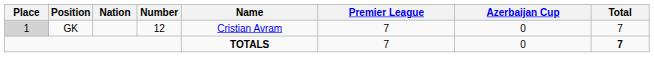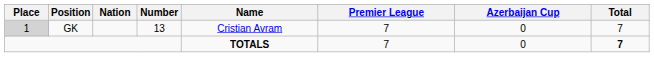(159, 28) 12 -> (159, 28) 13
